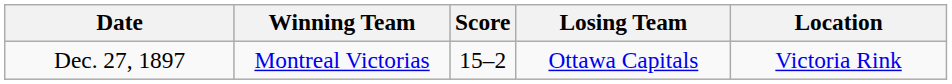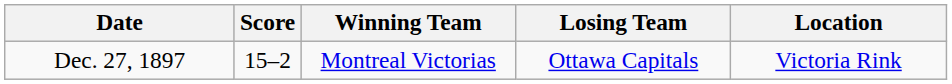columns swapped: (342, 23) <-> (483, 23)
